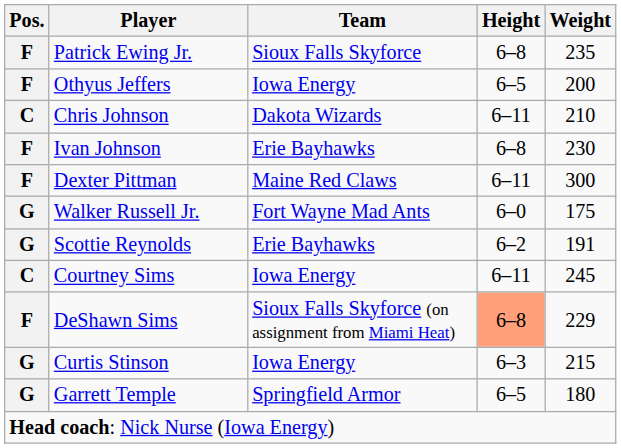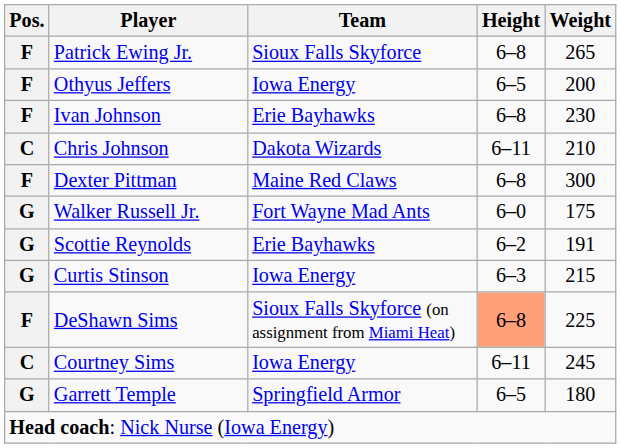(580, 52) 235 -> (580, 52) 265
rows swapped: (111, 116) <-> (107, 148)
(511, 180) 6–11 -> (511, 180) 6–8
rows swapped: (114, 276) <-> (111, 362)
(580, 319) 229 -> (580, 319) 225
